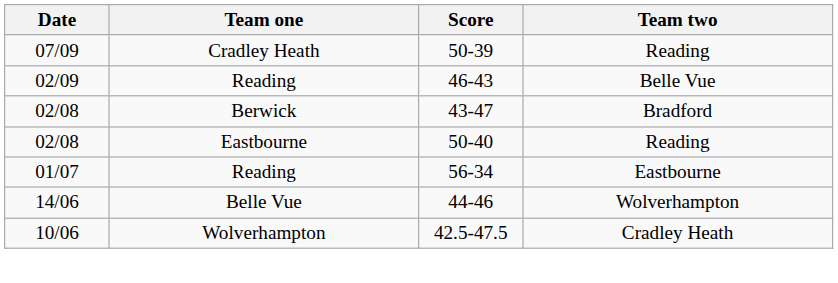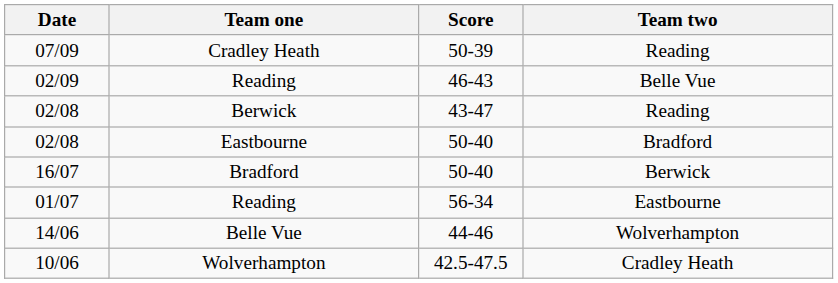(678, 111) Bradford -> (678, 111) Reading
(678, 141) Reading -> (678, 141) Bradford
+ row: (57, 171)
